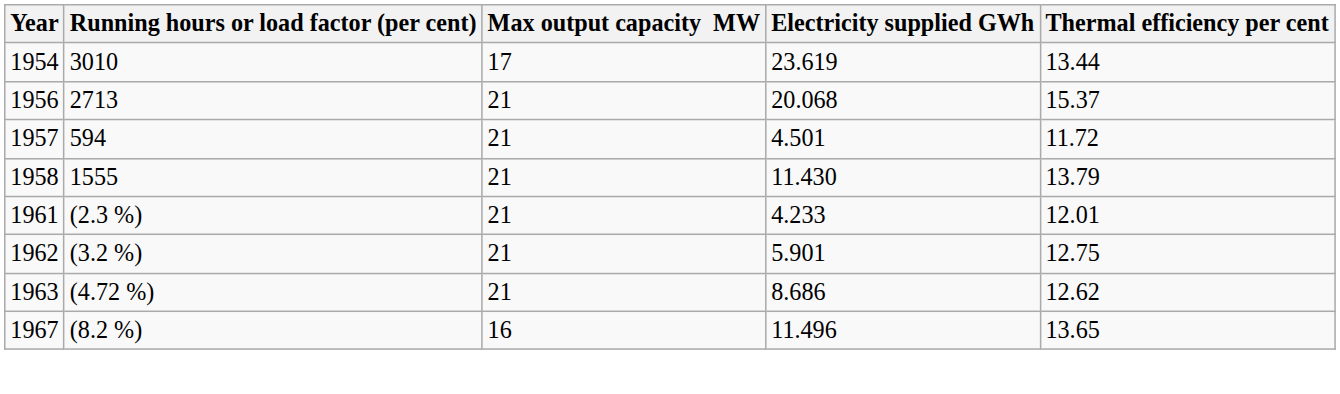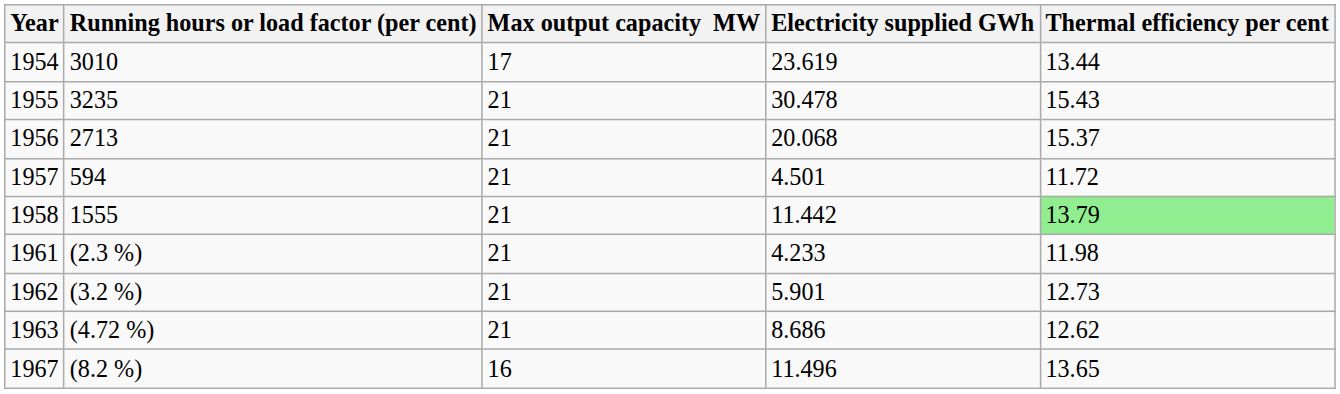+ row: (34, 100)
(804, 176) 11.430 -> (804, 215) 11.442
(1073, 176) no background -> (1073, 215) lightgreen background
(1073, 215) 12.01 -> (1072, 253) 11.98
(1073, 253) 12.75 -> (1073, 291) 12.73
